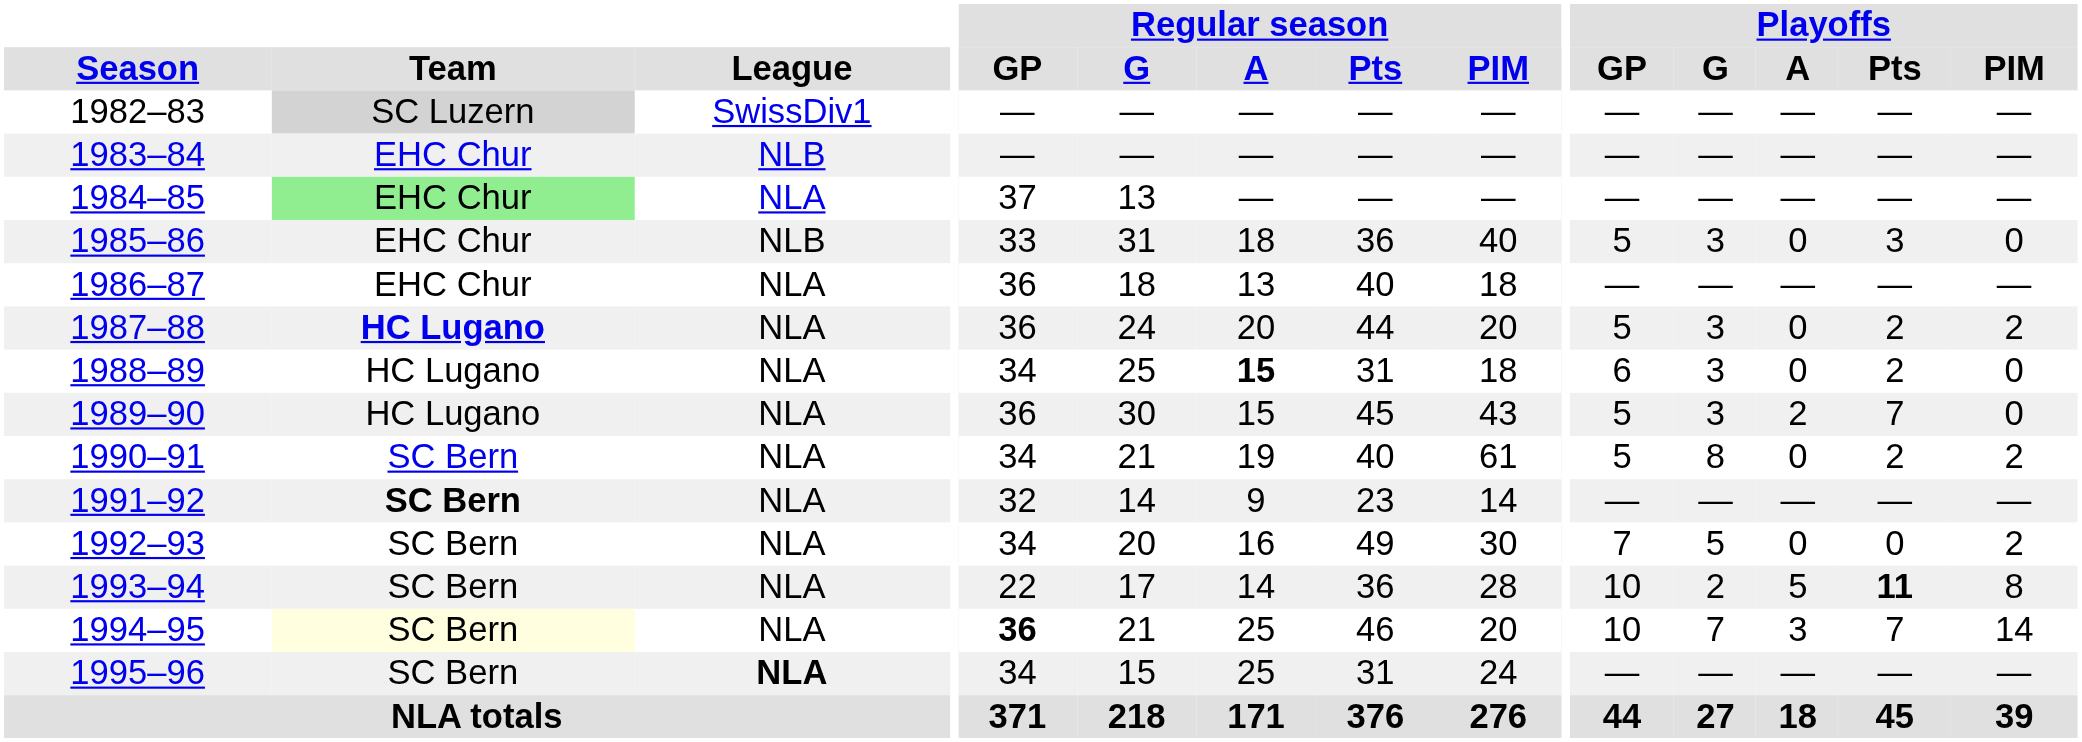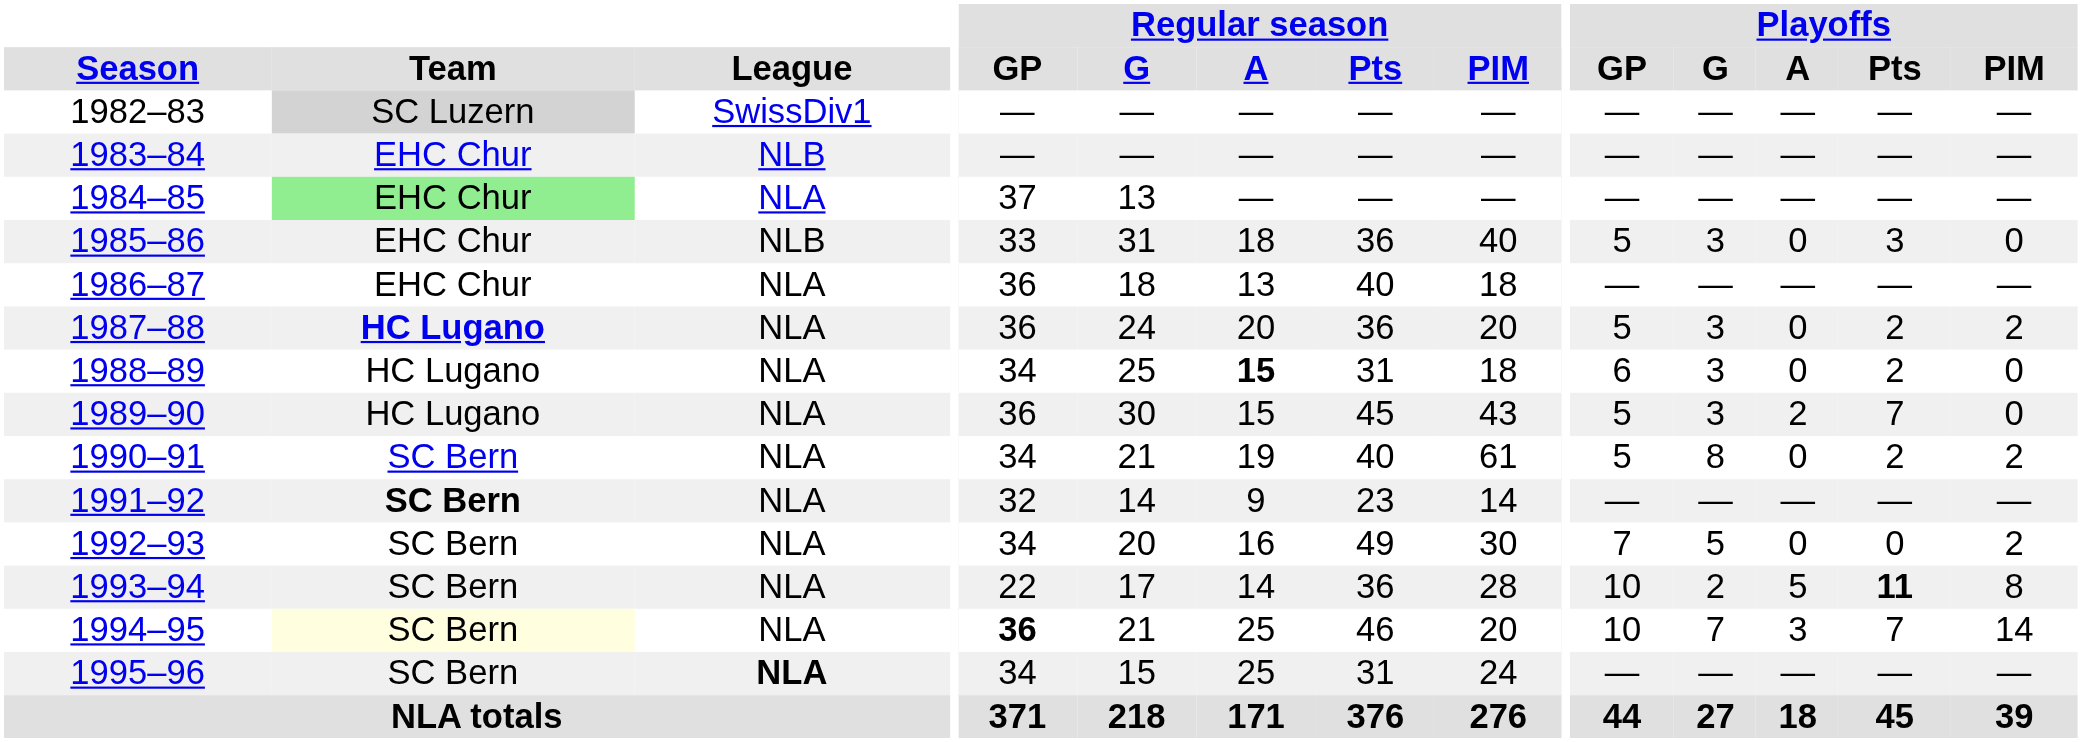(1375, 327) 44 -> (1375, 327) 36
